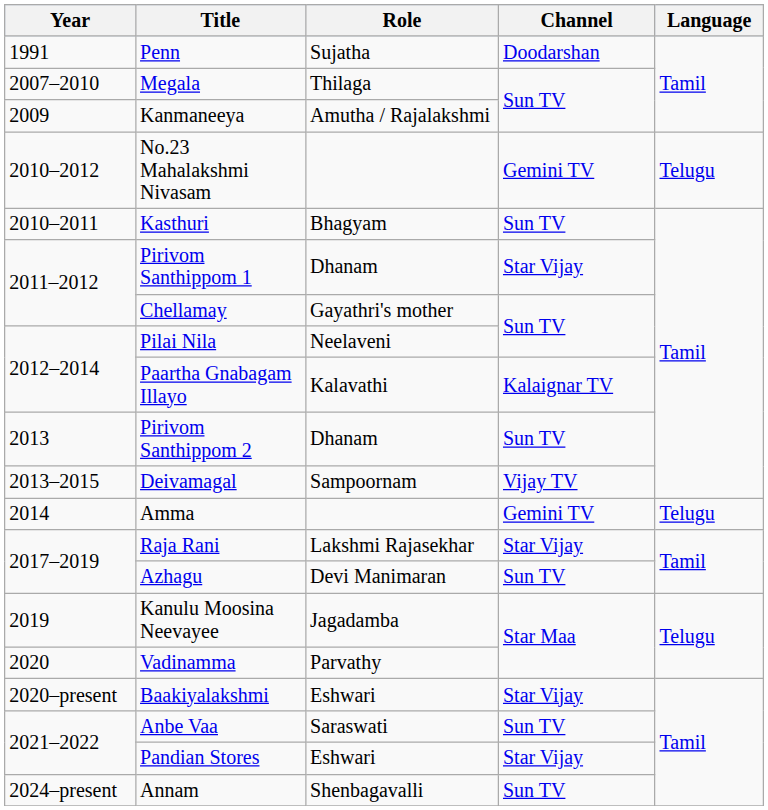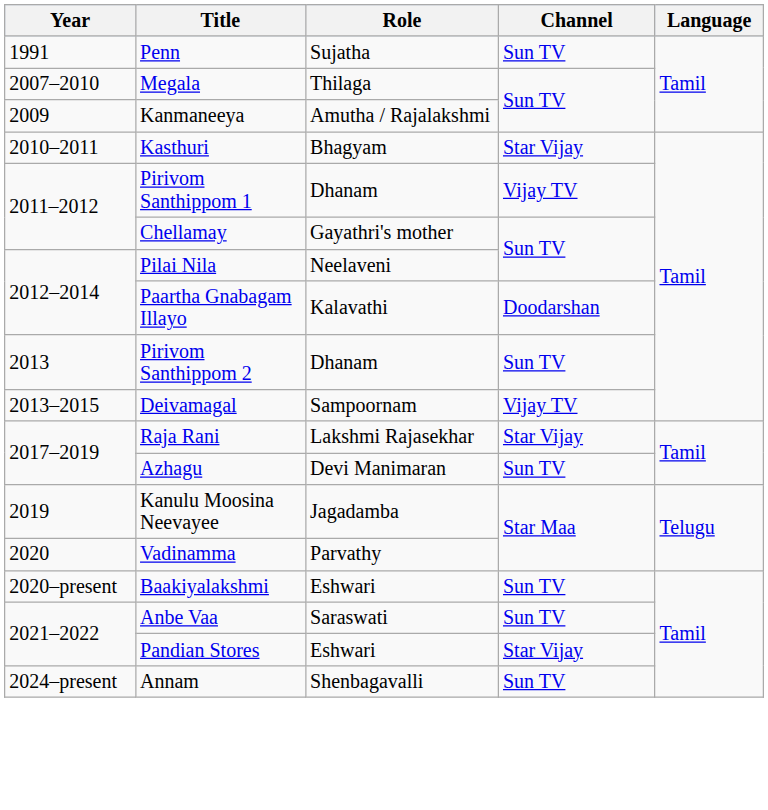(551, 52) Doodarshan -> (534, 52) Sun TV
- row: (194, 169)
(534, 223) Sun TV -> (543, 147) Star Vijay
(543, 266) Star Vijay -> (540, 190) Vijay TV
(558, 384) Kalaignar TV -> (551, 307) Doodarshan
- row: (167, 513)
(543, 694) Star Vijay -> (534, 586) Sun TV
